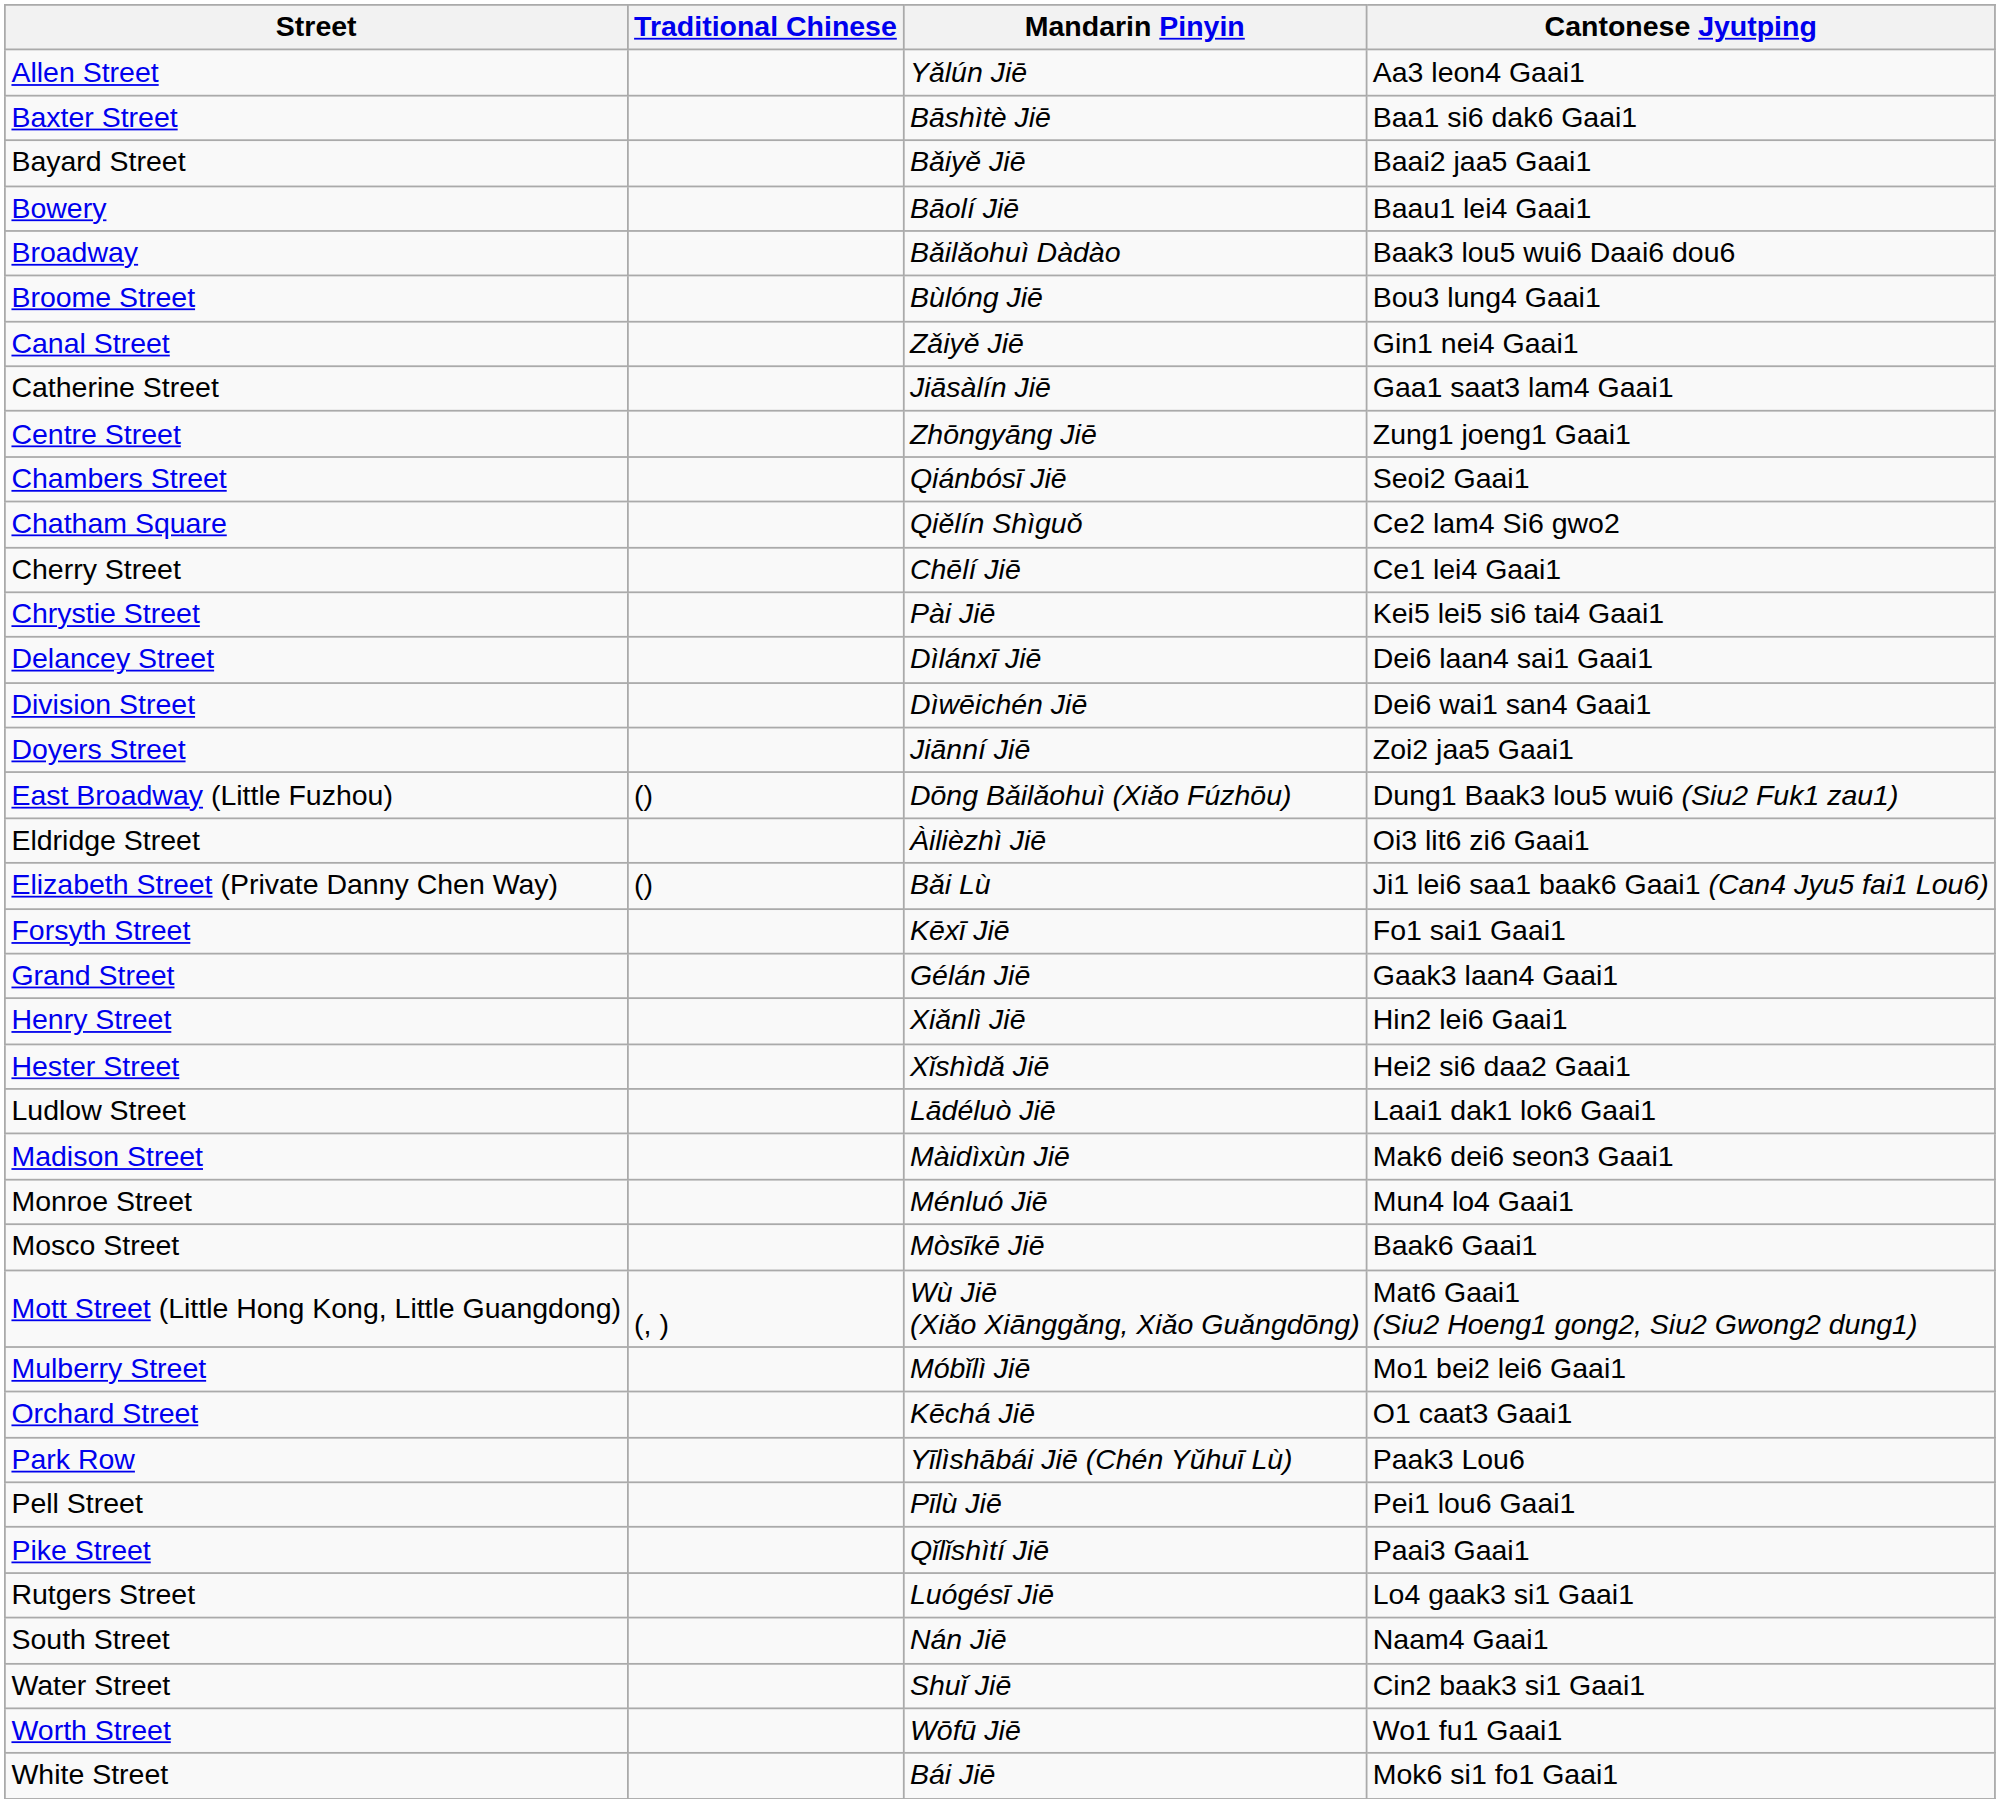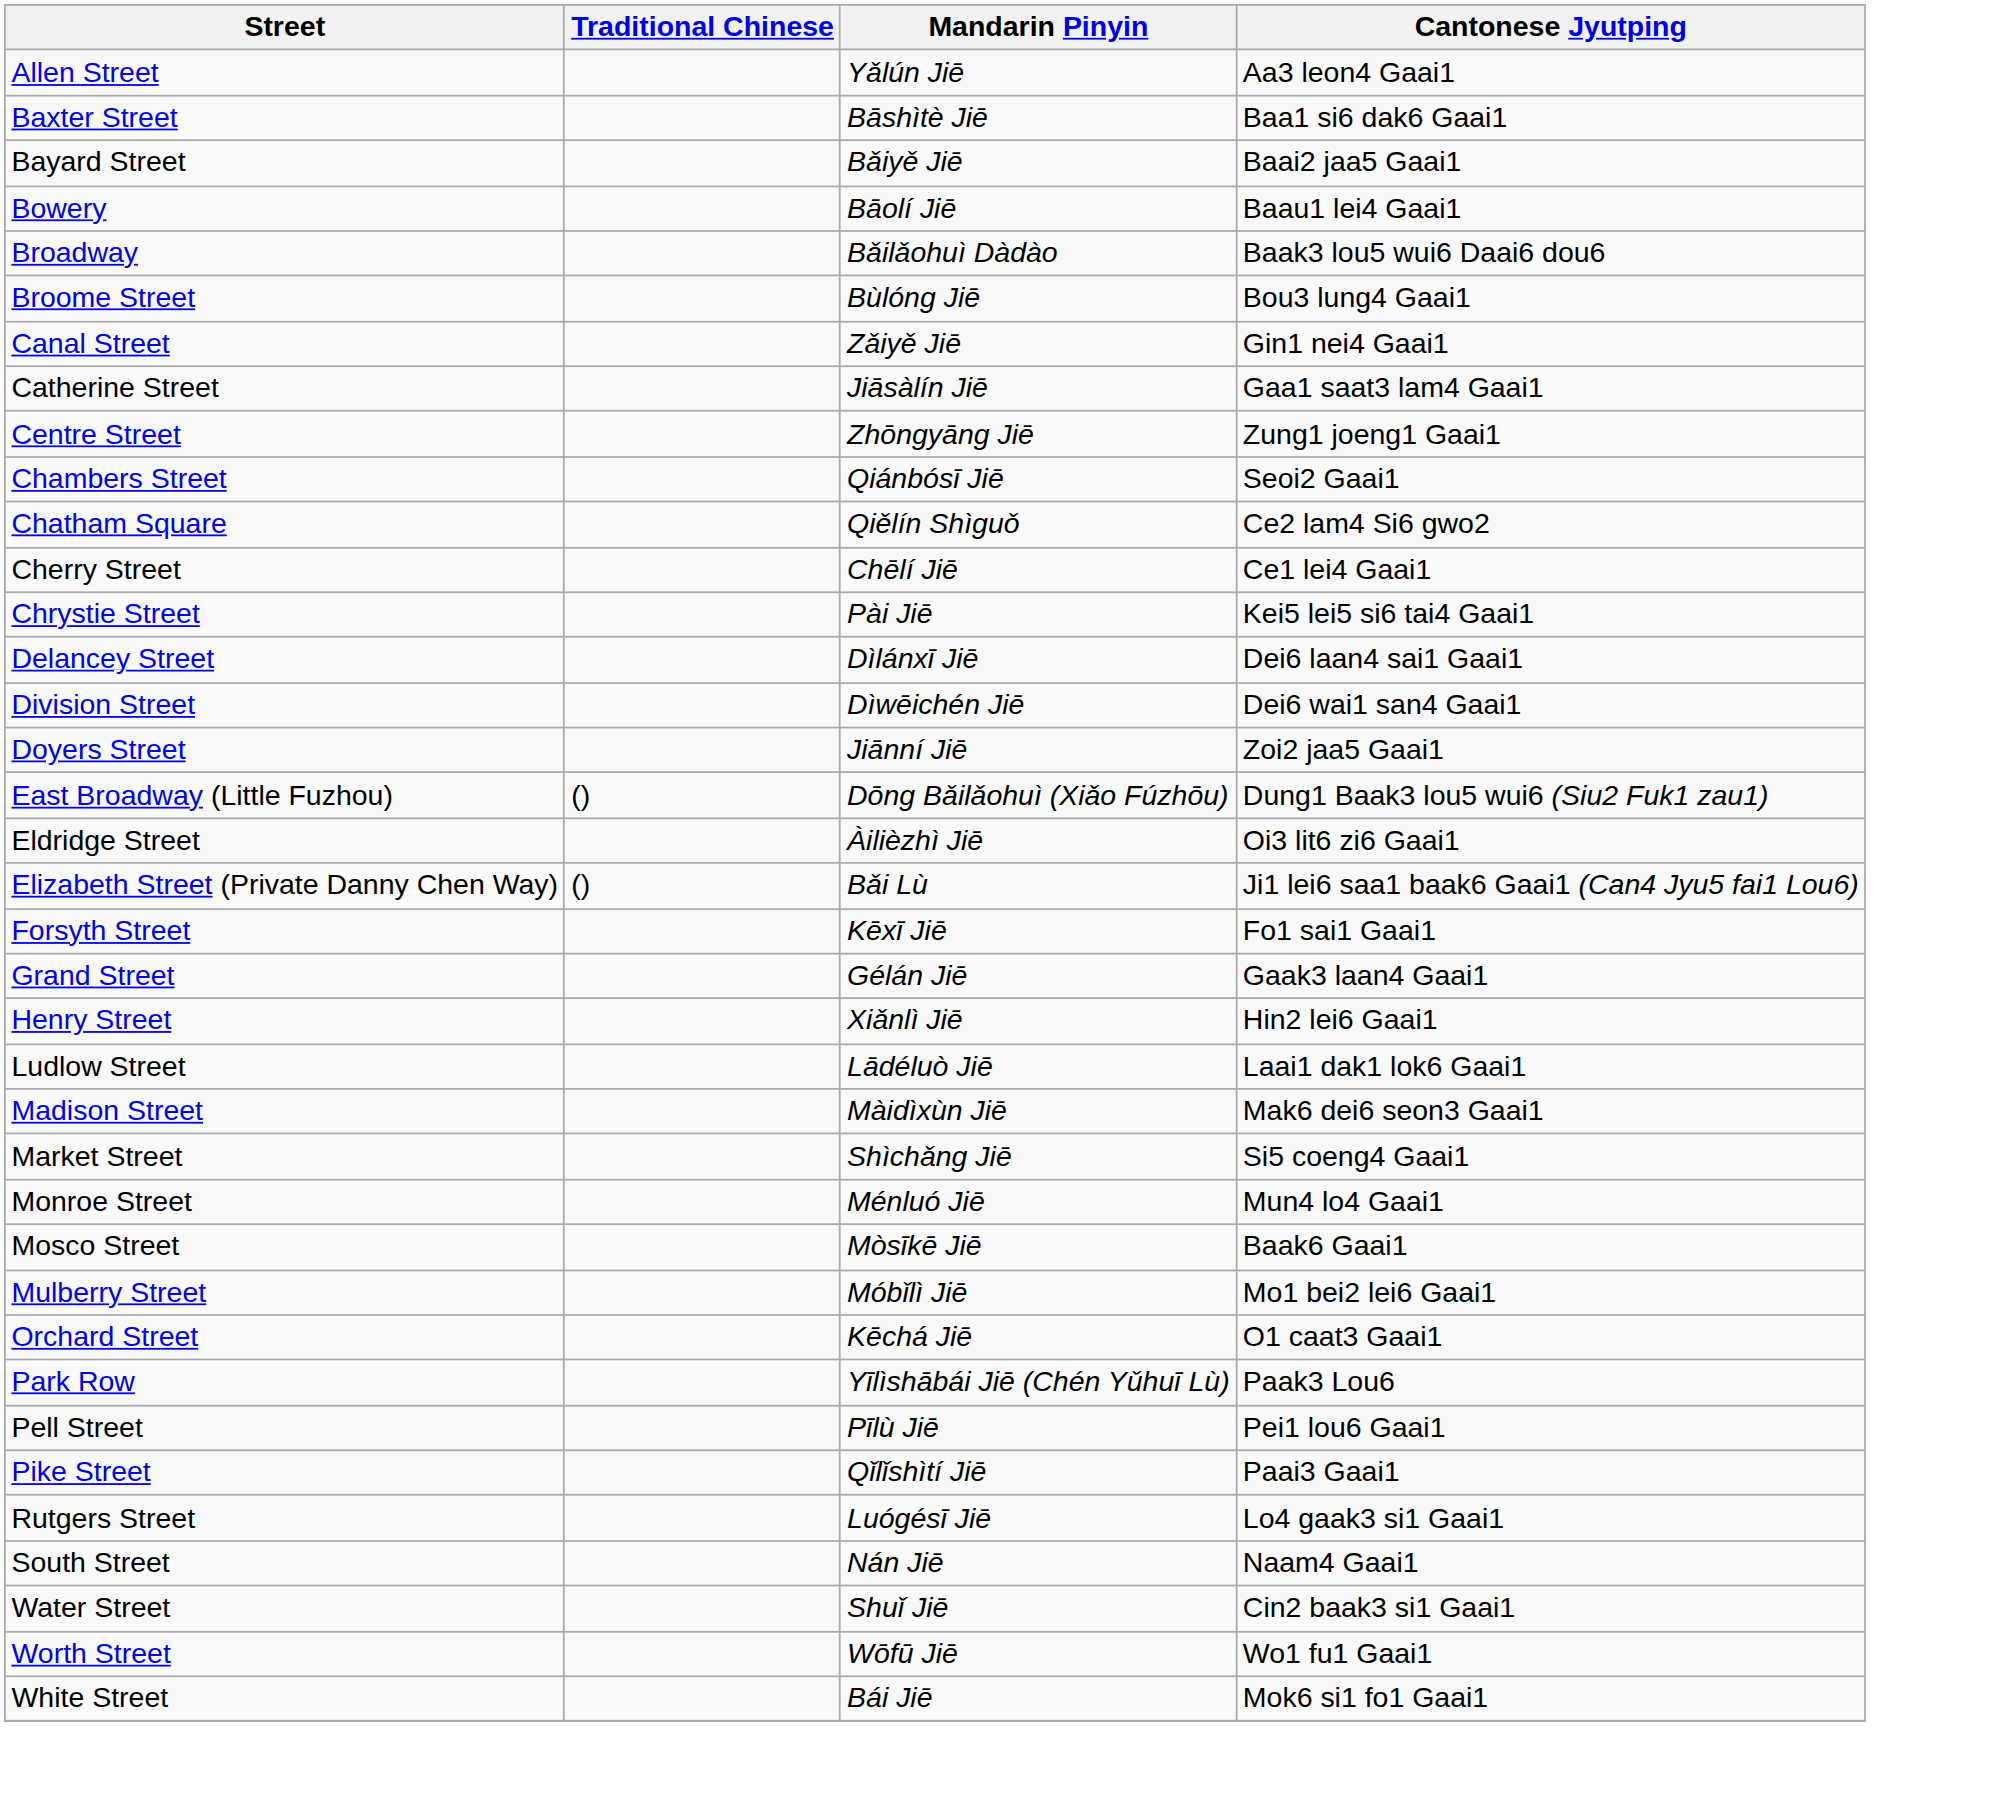- row: (95, 1065)
+ row: (97, 1156)
- row: (316, 1307)
